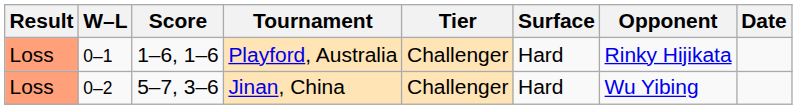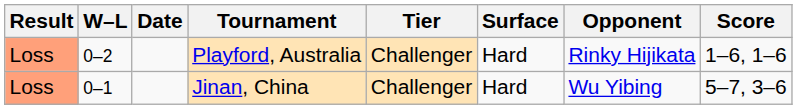columns swapped: (764, 21) <-> (178, 21)
(98, 55) 0–1 -> (98, 55) 0–2
(98, 88) 0–2 -> (98, 88) 0–1
